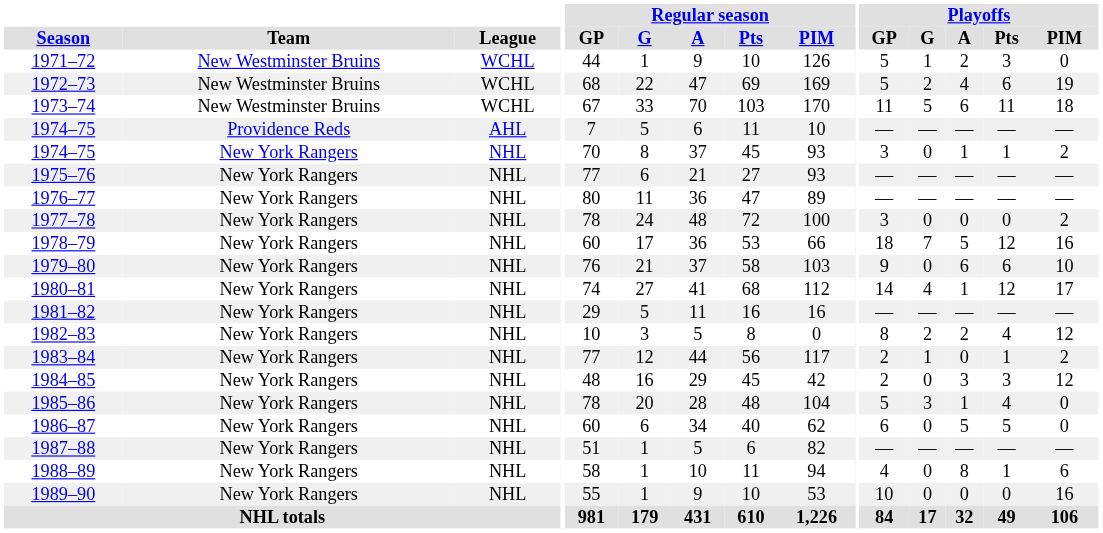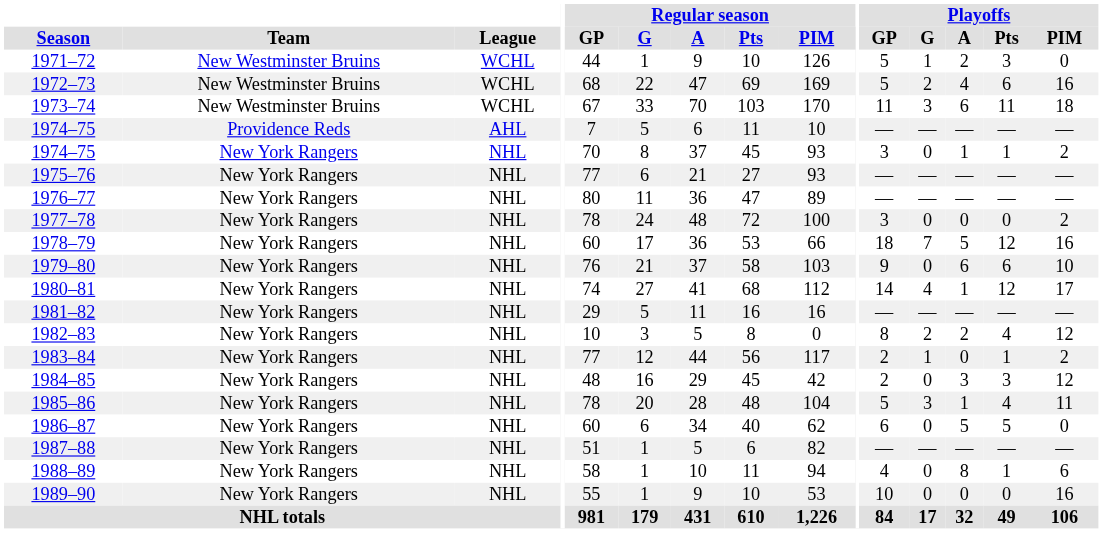(1064, 83) 19 -> (1064, 83) 16
(927, 106) 5 -> (927, 106) 3
(1064, 402) 0 -> (1064, 402) 11
